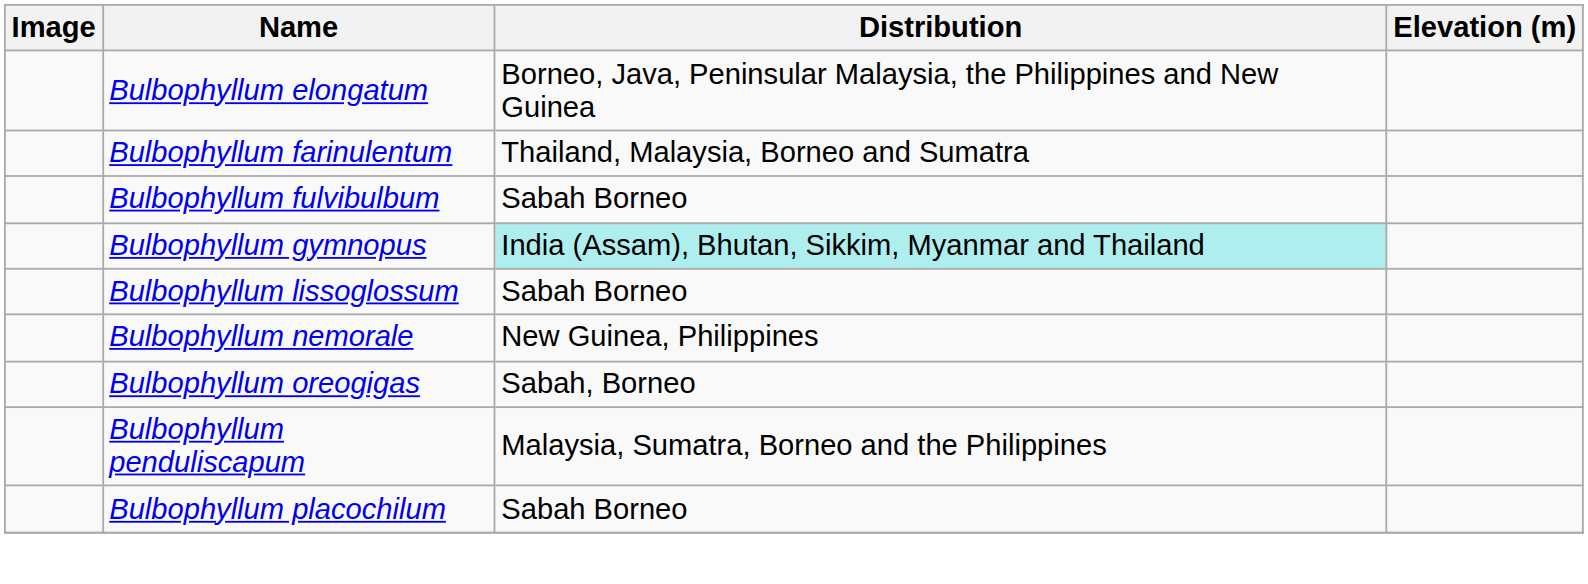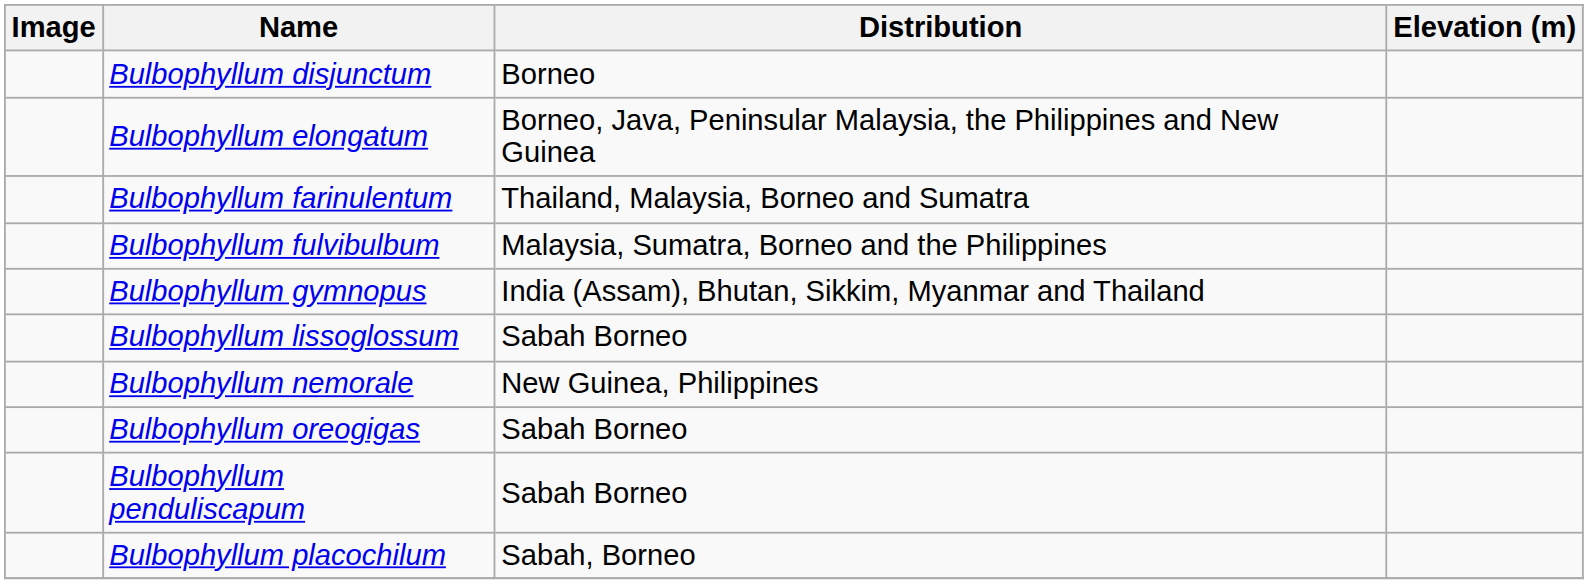+ row: (270, 73)
(594, 198) Sabah Borneo -> (804, 245) Malaysia, Sumatra, Borneo and the Philippines
(853, 245) paleturquoise background -> (853, 291) no background
(598, 383) Sabah, Borneo -> (594, 429) Sabah Borneo
(804, 446) Malaysia, Sumatra, Borneo and the Philippines -> (594, 492) Sabah Borneo
(594, 508) Sabah Borneo -> (598, 554) Sabah, Borneo
